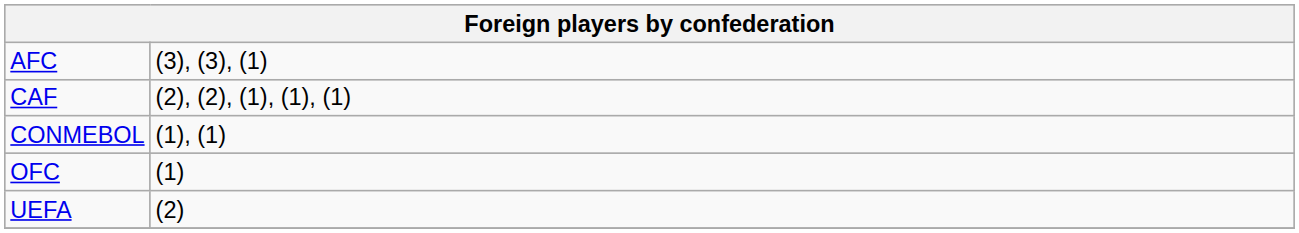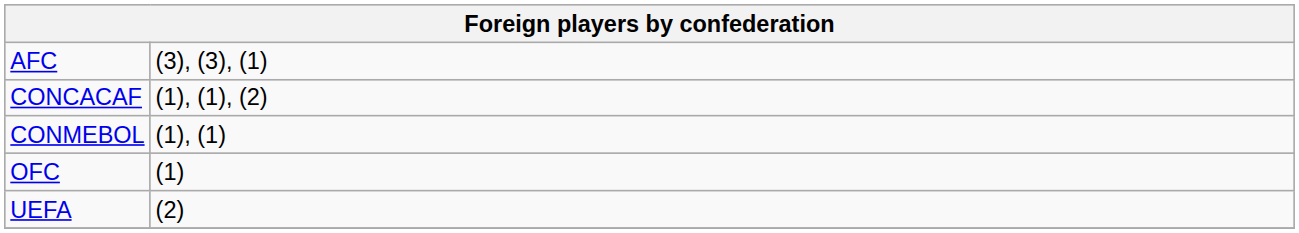- row: (34, 98)
+ row: (76, 98)
